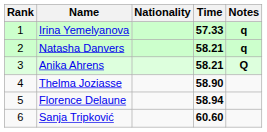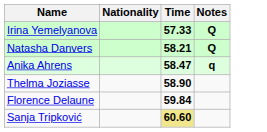- column: (20, 13)
(244, 30) q -> (212, 30) Q
(244, 48) q -> (212, 48) Q
(210, 65) 58.21 -> (178, 65) 58.47
(244, 65) Q -> (212, 65) q
(210, 100) 58.94 -> (178, 100) 59.84
(210, 118) no background -> (178, 118) khaki background
